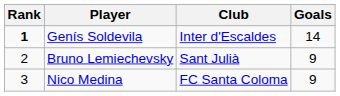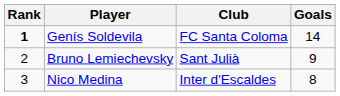(228, 36) Inter d'Escaldes -> (234, 36) FC Santa Coloma
(234, 79) FC Santa Coloma -> (228, 79) Inter d'Escaldes
(313, 79) 9 -> (313, 79) 8
